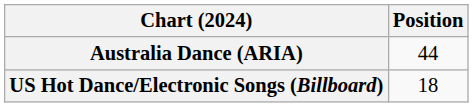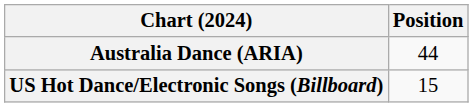(428, 85) 18 -> (428, 85) 15
